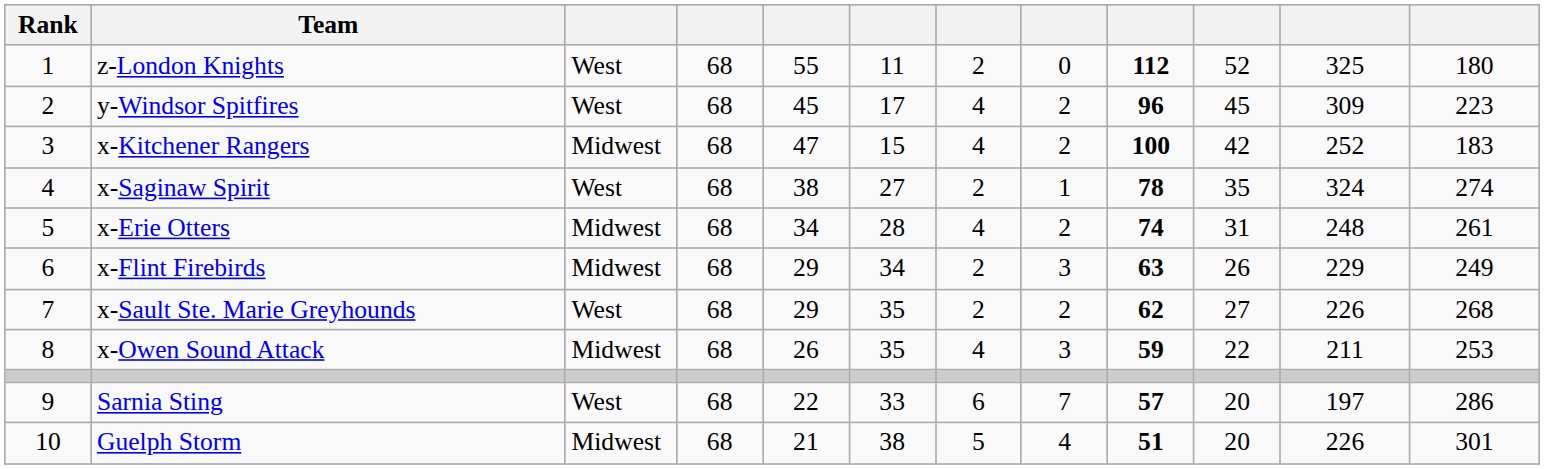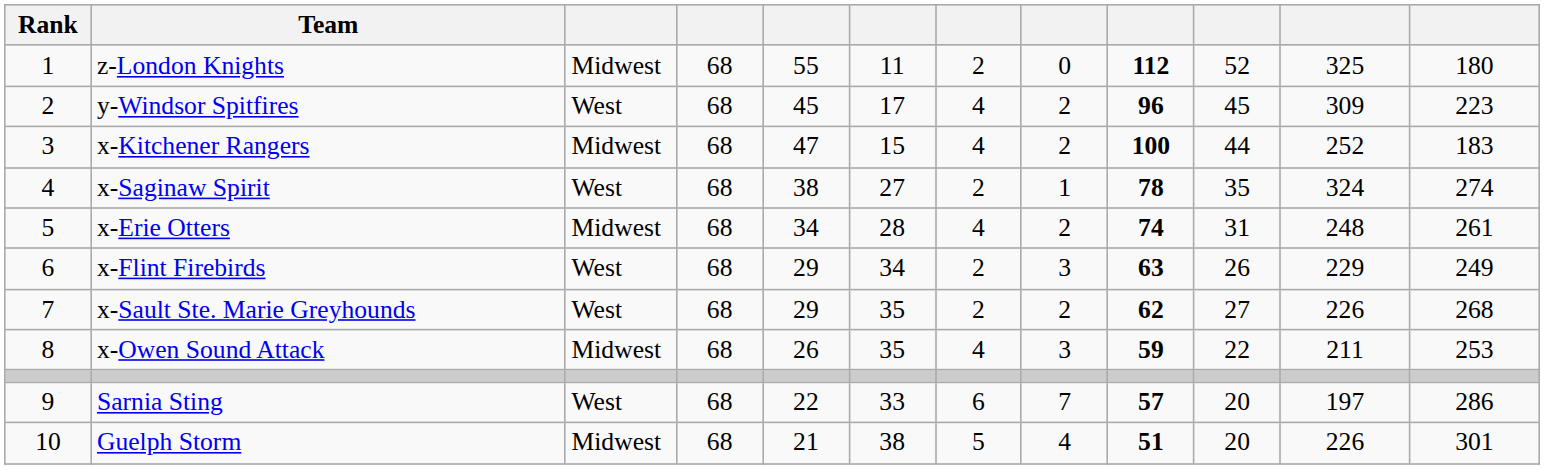(597, 65) West -> (616, 65) Midwest
(1237, 146) 42 -> (1237, 146) 44
(616, 268) Midwest -> (597, 268) West
